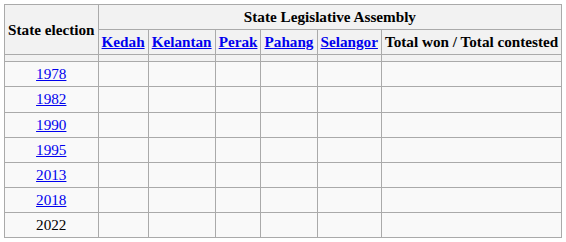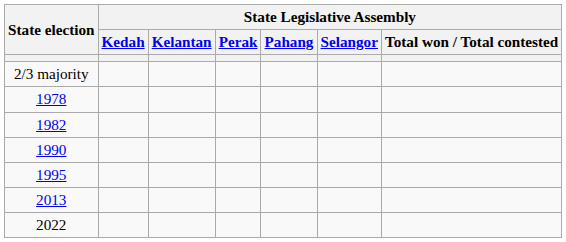+ row: (51, 74)
- row: (51, 199)
